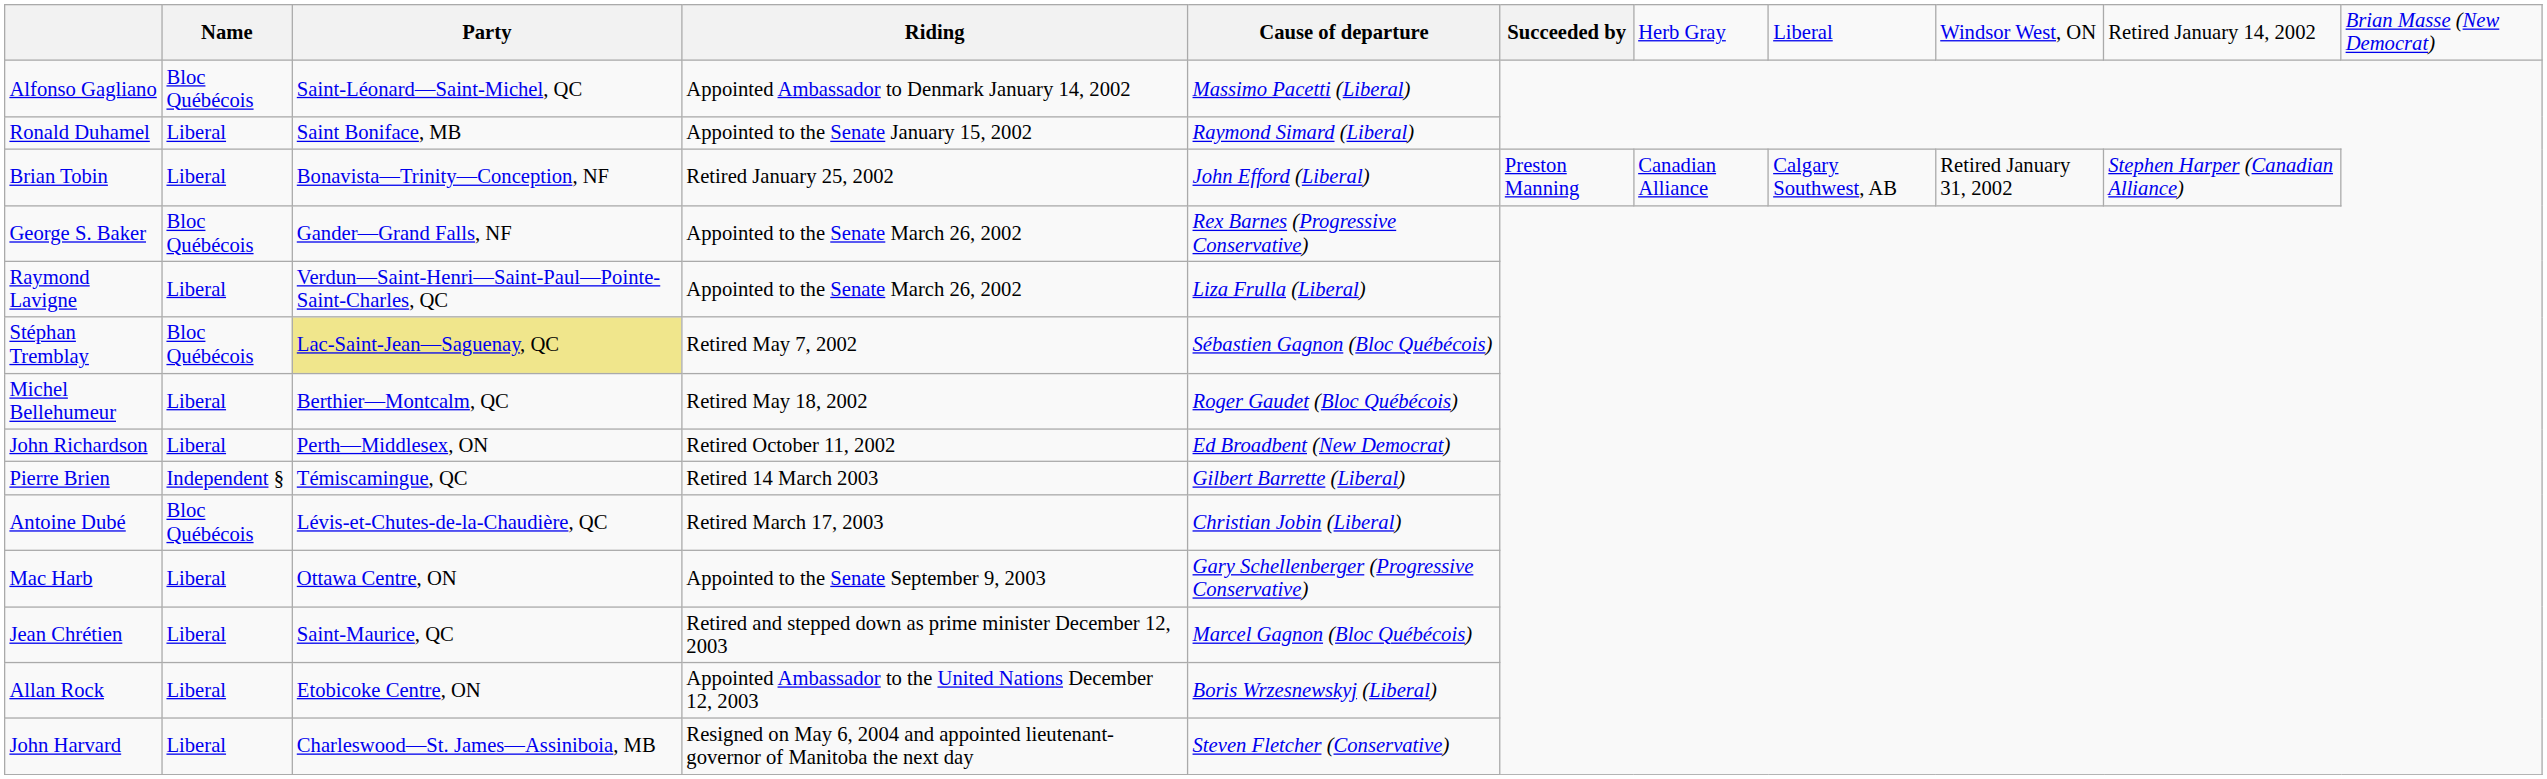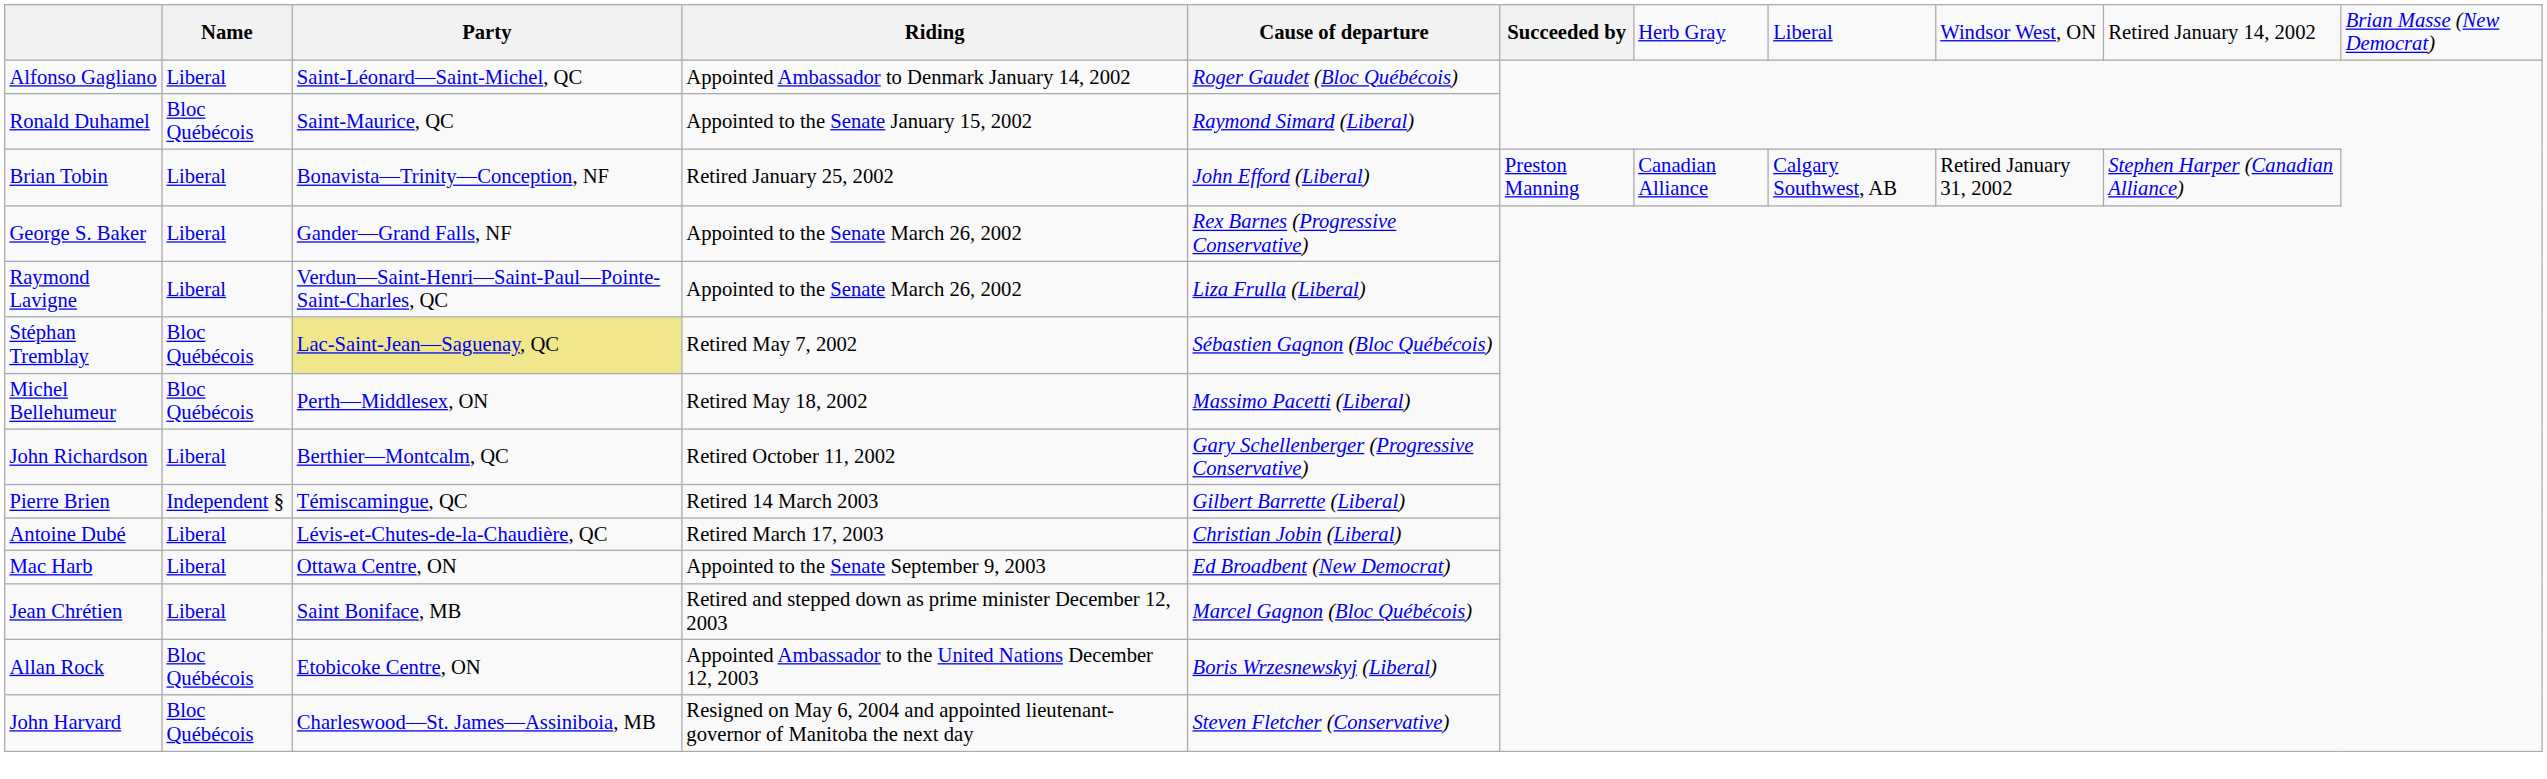(210, 88) Bloc Québécois -> (196, 76) Liberal
(1301, 88) Massimo Pacetti (Liberal) -> (1325, 76) Roger Gaudet (Bloc Québécois)
(196, 132) Liberal -> (210, 121) Bloc Québécois
(379, 132) Saint Boniface, MB -> (375, 121) Saint-Maurice, QC
(210, 233) Bloc Québécois -> (196, 233) Liberal
(196, 400) Liberal -> (210, 400) Bloc Québécois
(403, 400) Berthier—Montcalm, QC -> (393, 400) Perth—Middlesex, ON
(1325, 400) Roger Gaudet (Bloc Québécois) -> (1301, 400) Massimo Pacetti (Liberal)
(393, 445) Perth—Middlesex, ON -> (403, 456) Berthier—Montcalm, QC
(1321, 445) Ed Broadbent (New Democrat) -> (1333, 456) Gary Schellenberger (Progressive Conservative)
(210, 522) Bloc Québécois -> (196, 533) Liberal
(1333, 578) Gary Schellenberger (Progressive Conservative) -> (1321, 566) Ed Broadbent (New Democrat)
(375, 634) Saint-Maurice, QC -> (379, 611) Saint Boniface, MB
(196, 690) Liberal -> (210, 666) Bloc Québécois
(196, 746) Liberal -> (210, 722) Bloc Québécois
